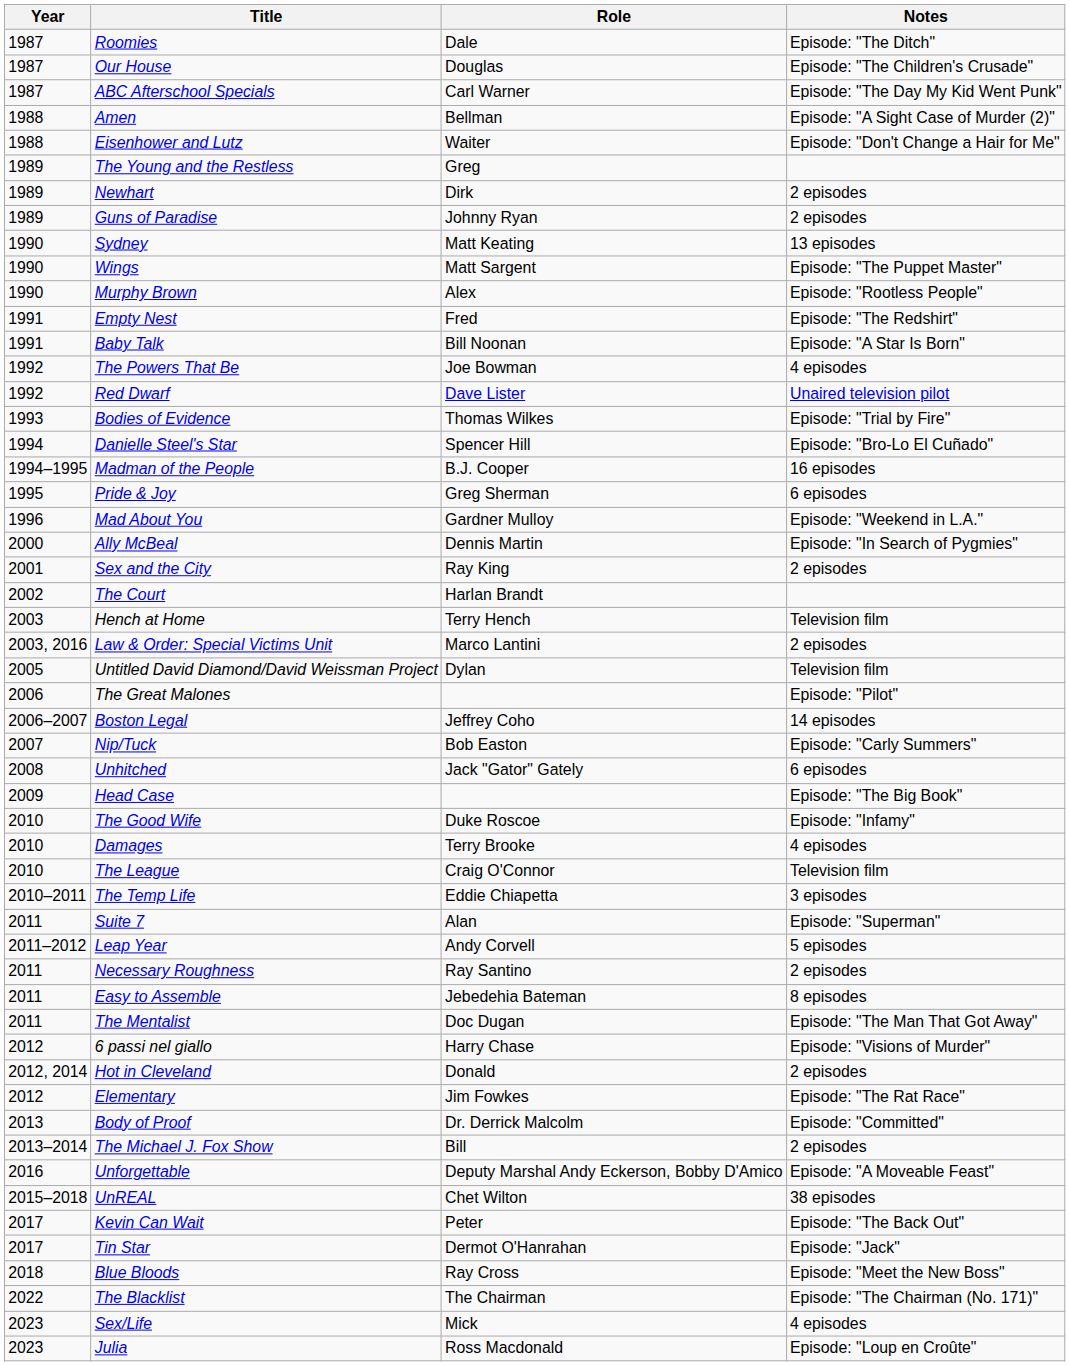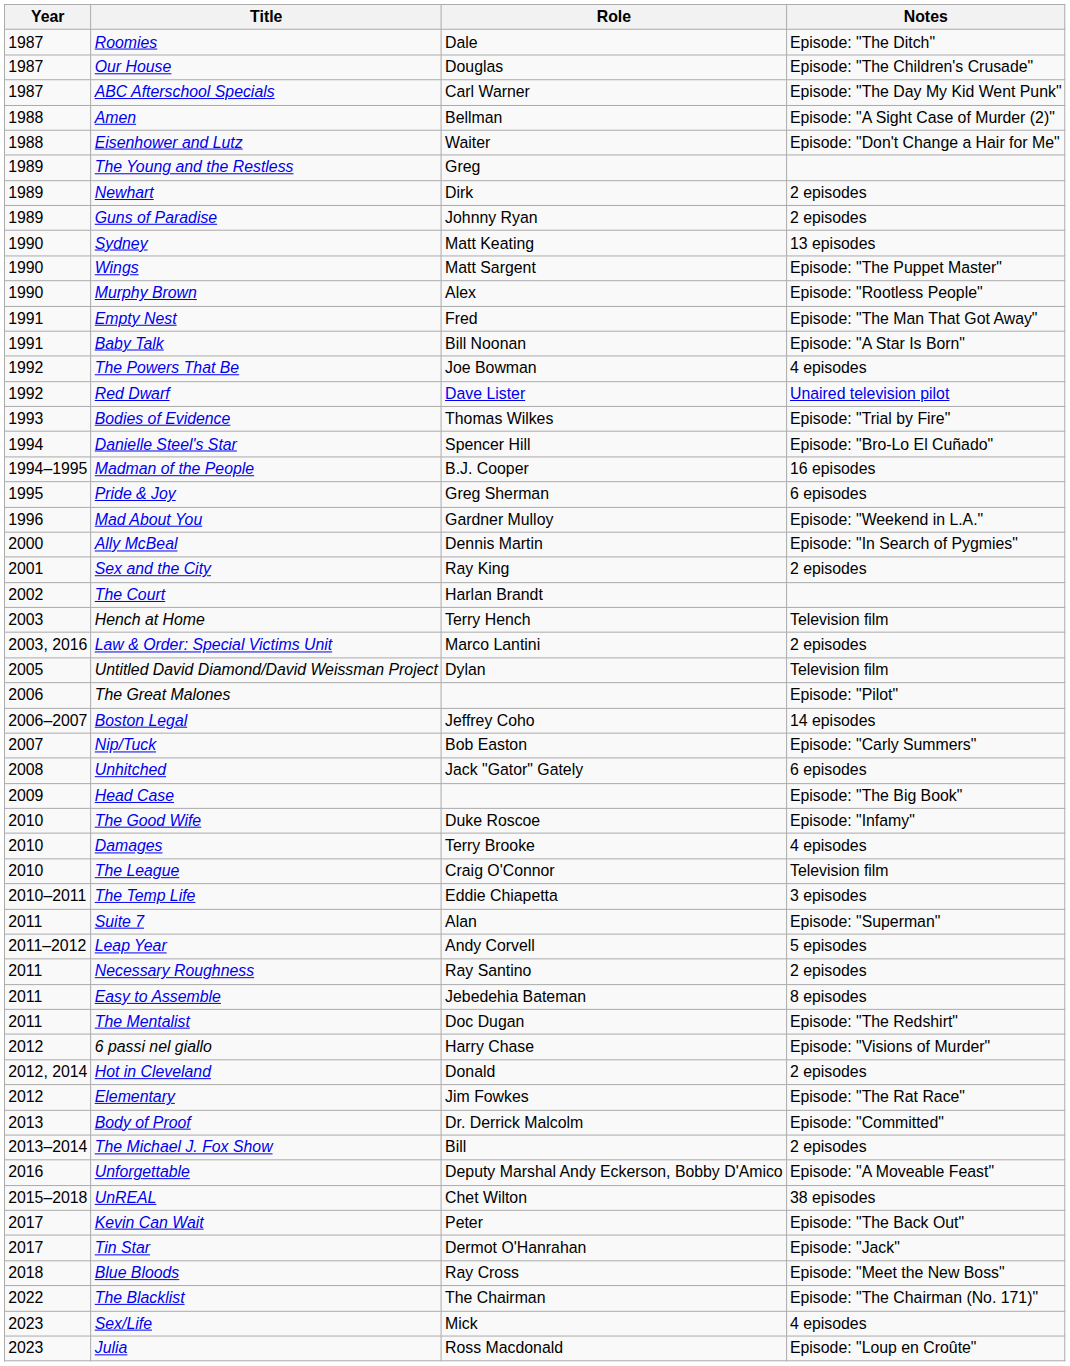(874, 318) Episode: "The Redshirt" -> (914, 318) Episode: "The Man That Got Away"
(914, 1021) Episode: "The Man That Got Away" -> (874, 1021) Episode: "The Redshirt"
